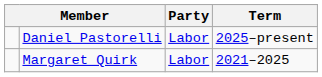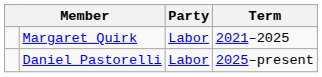rows swapped: (80, 60) <-> (92, 38)
